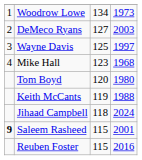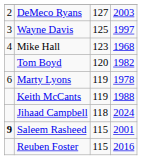- row: (51, 12)
(124, 79) 1980 -> (124, 63) 1982
+ row: (44, 79)
